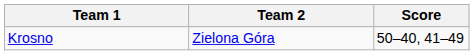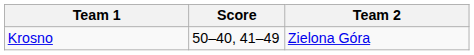columns swapped: (281, 15) <-> (421, 15)
